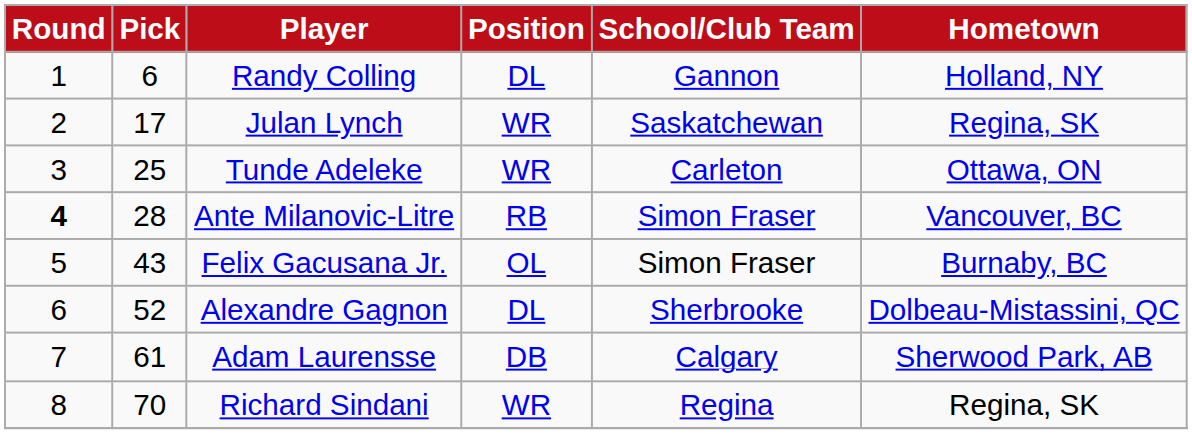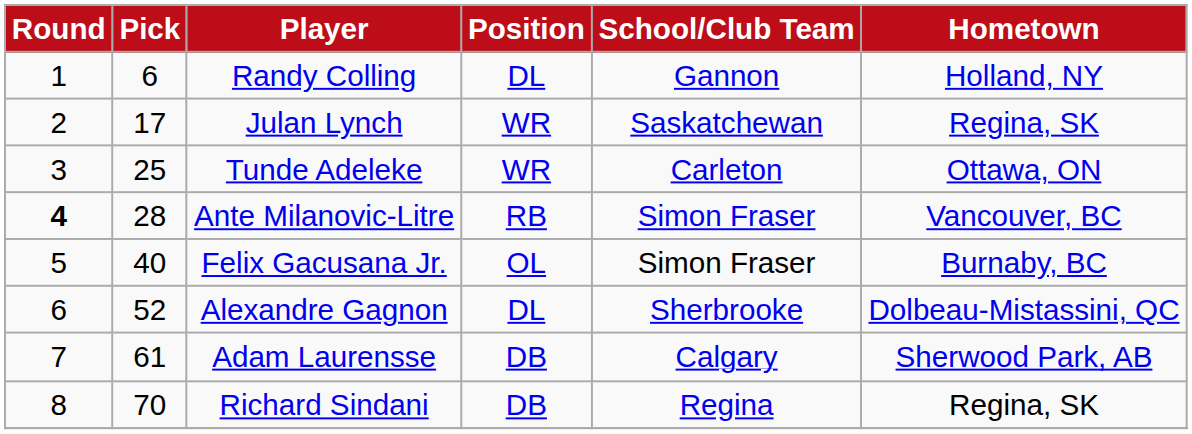(150, 263) 43 -> (150, 263) 40
(526, 404) WR -> (526, 404) DB
